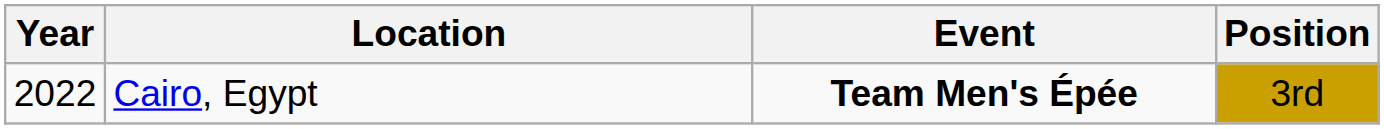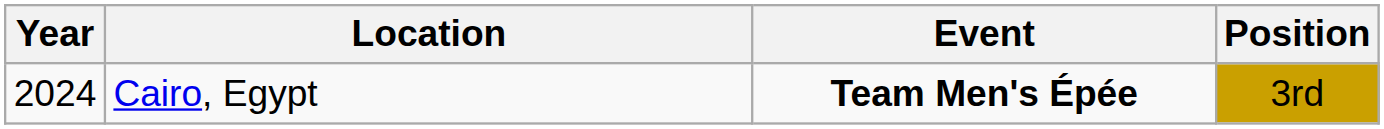(55, 92) 2022 -> (55, 92) 2024
